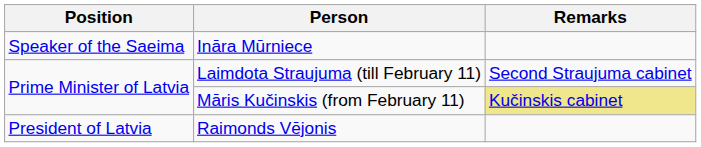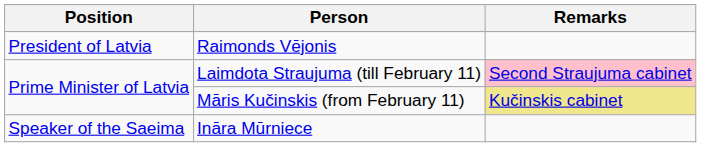rows swapped: (267, 127) <-> (255, 45)
(590, 73) no background -> (590, 73) pink background
